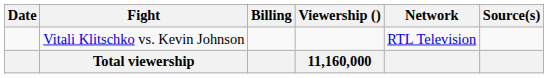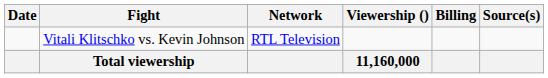columns swapped: (271, 15) <-> (432, 15)
